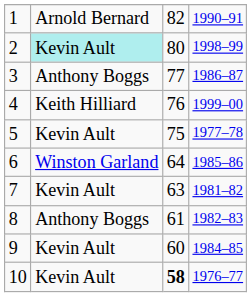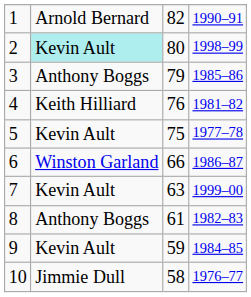(176, 76) 77 -> (176, 76) 79
(218, 76) 1986–87 -> (218, 76) 1985–86
(218, 104) 1999–00 -> (218, 104) 1981–82
(176, 162) 64 -> (176, 162) 66
(218, 162) 1985–86 -> (218, 162) 1986–87
(218, 190) 1981–82 -> (218, 190) 1999–00
(176, 248) 60 -> (176, 248) 59
(75, 276) Kevin Ault -> (80, 276) Jimmie Dull
(176, 276) bold -> (176, 276) normal
